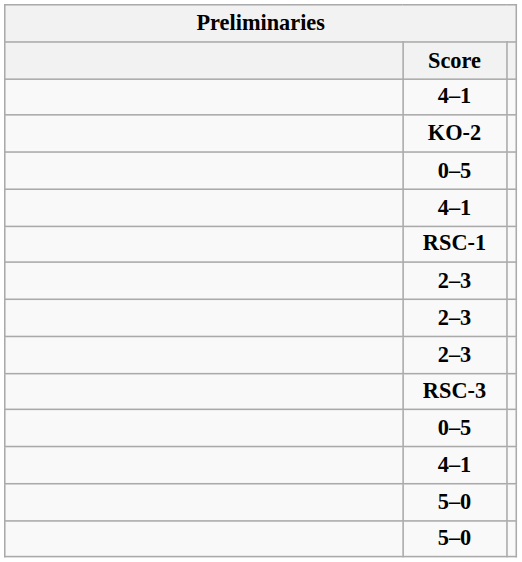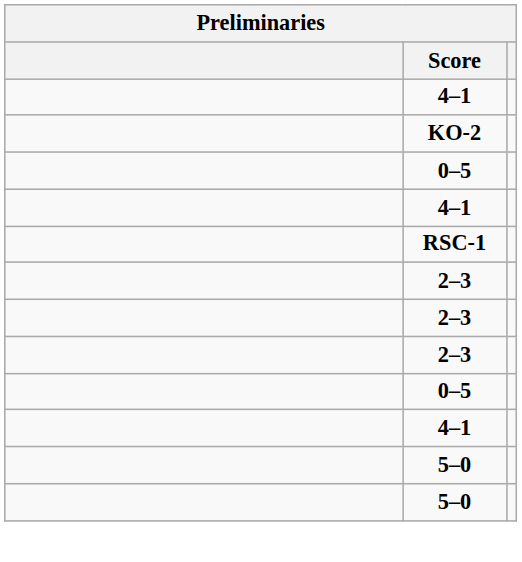- row: (204, 392)
